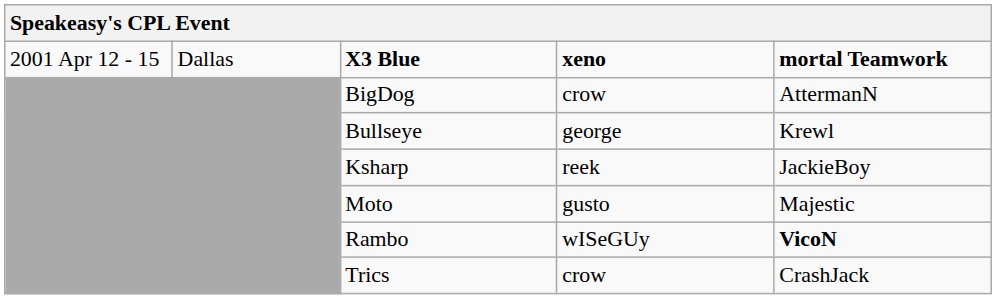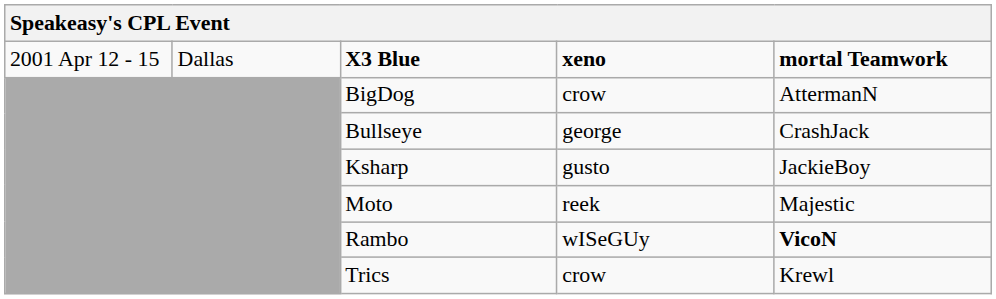(807, 130) Krewl -> (824, 130) CrashJack
(581, 166) reek -> (586, 166) gusto
(586, 203) gusto -> (581, 203) reek
(824, 275) CrashJack -> (807, 275) Krewl
